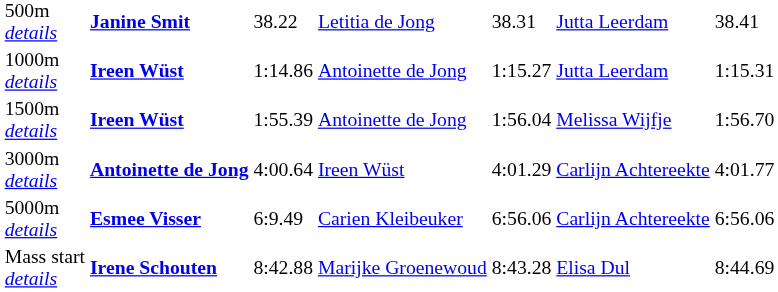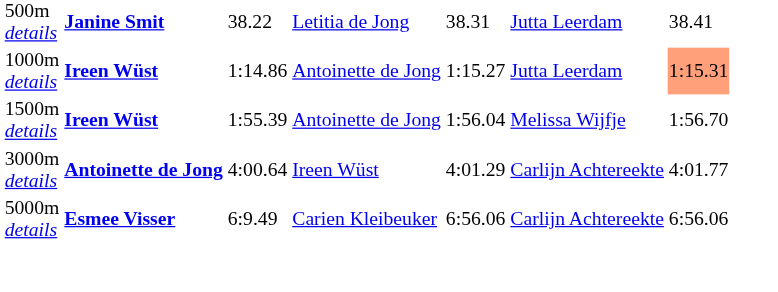(745, 70) no background -> (699, 70) lightsalmon background
- row: (45, 267)
